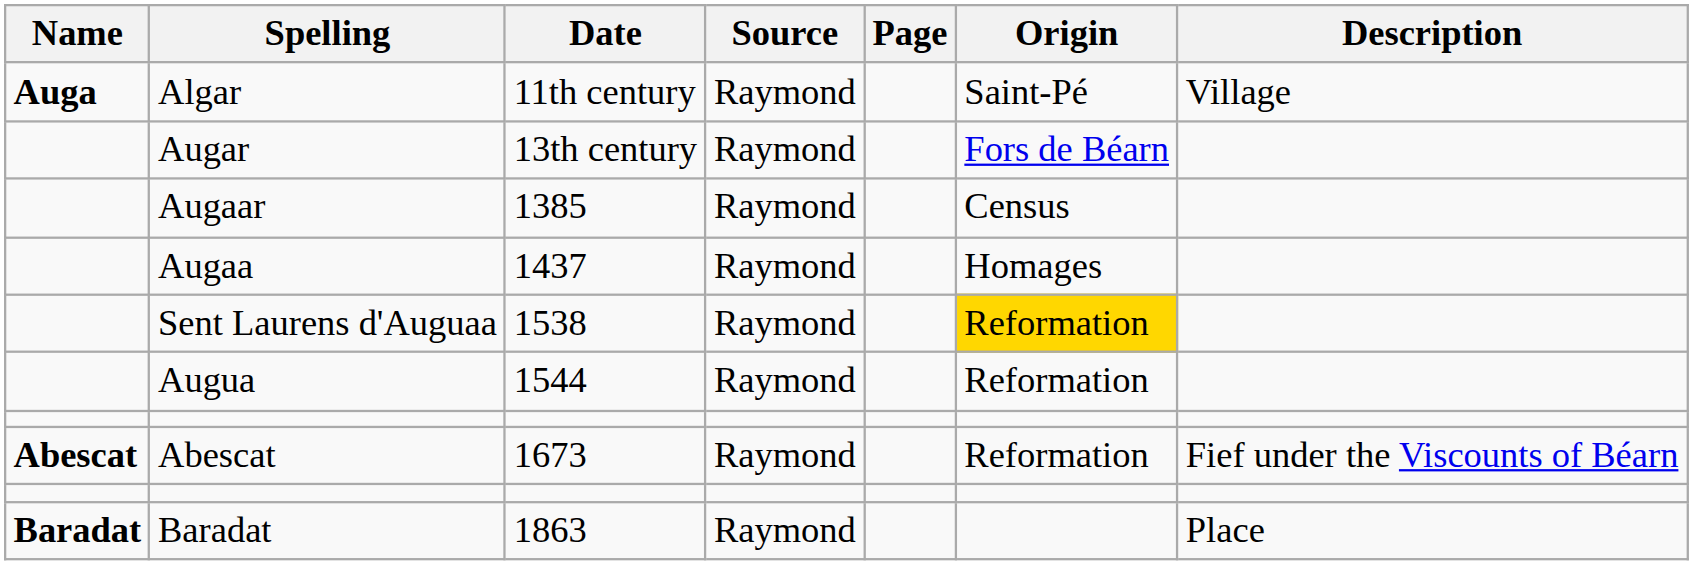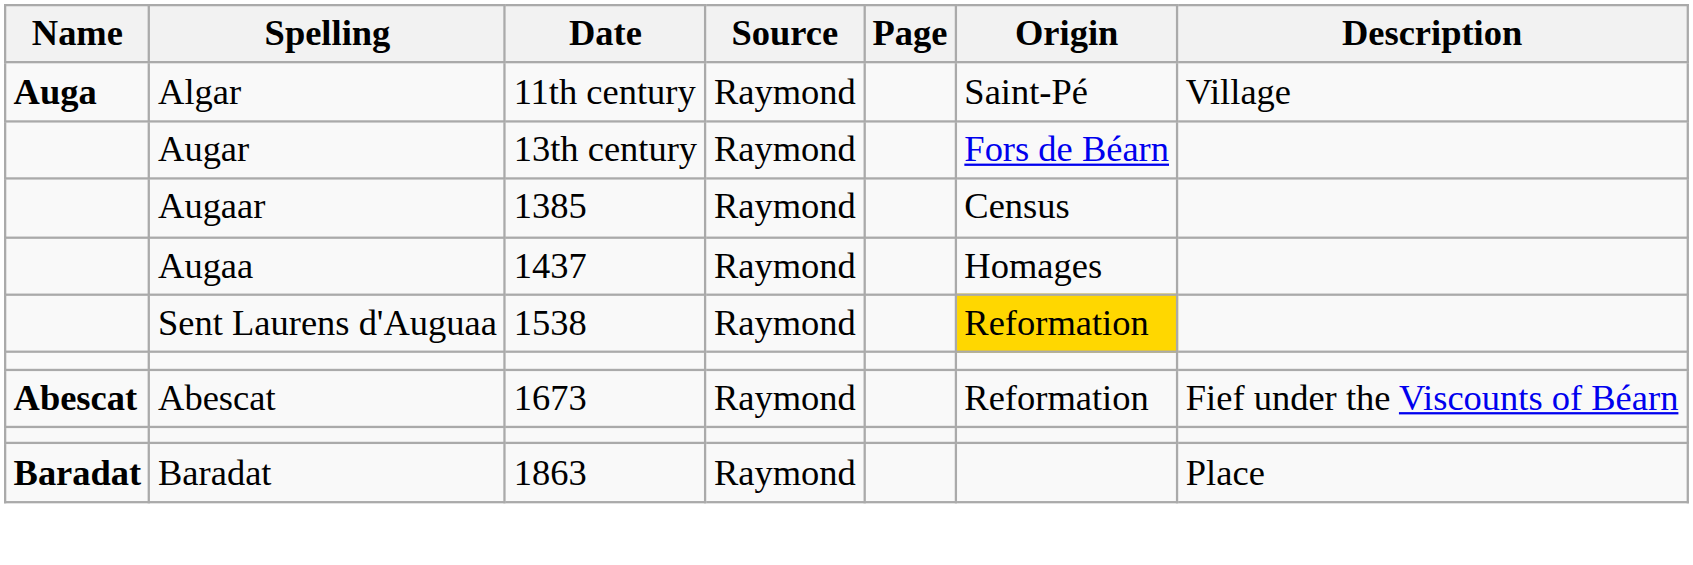- row: (207, 380)
